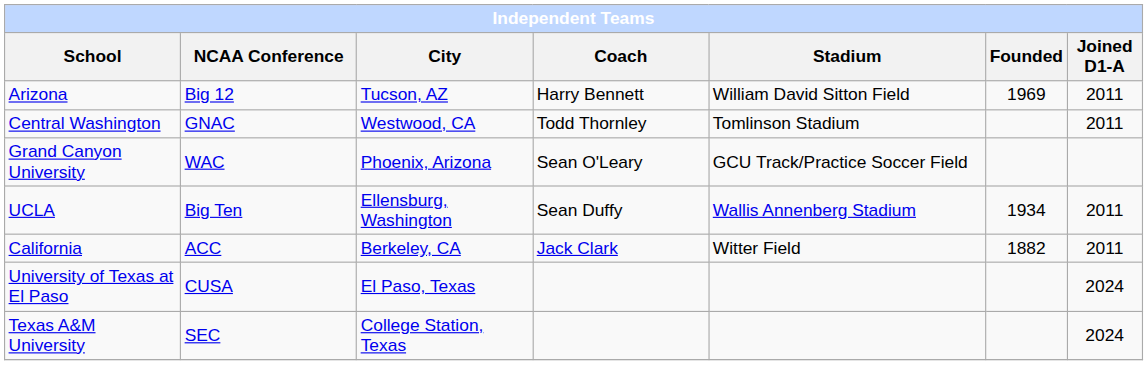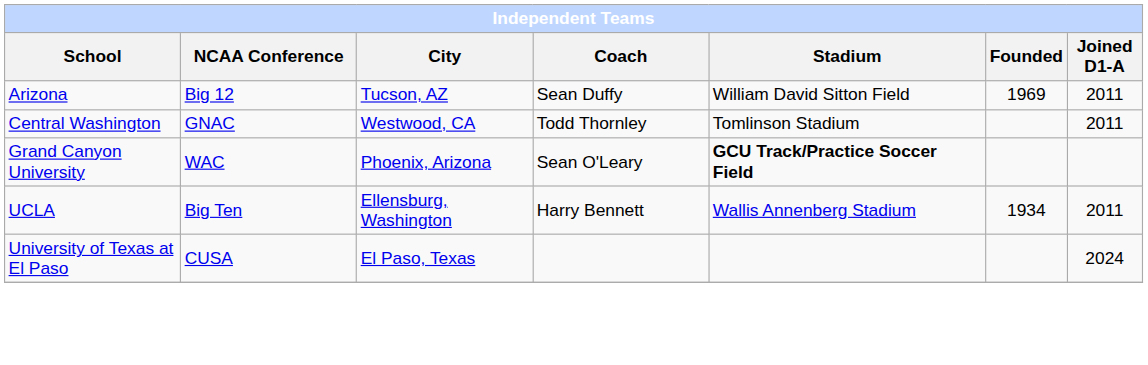(590, 94) Harry Bennett -> (580, 94) Sean Duffy
(840, 161) normal -> (825, 161) bold
(580, 209) Sean Duffy -> (590, 209) Harry Bennett
- row: (45, 247)
- row: (52, 334)
